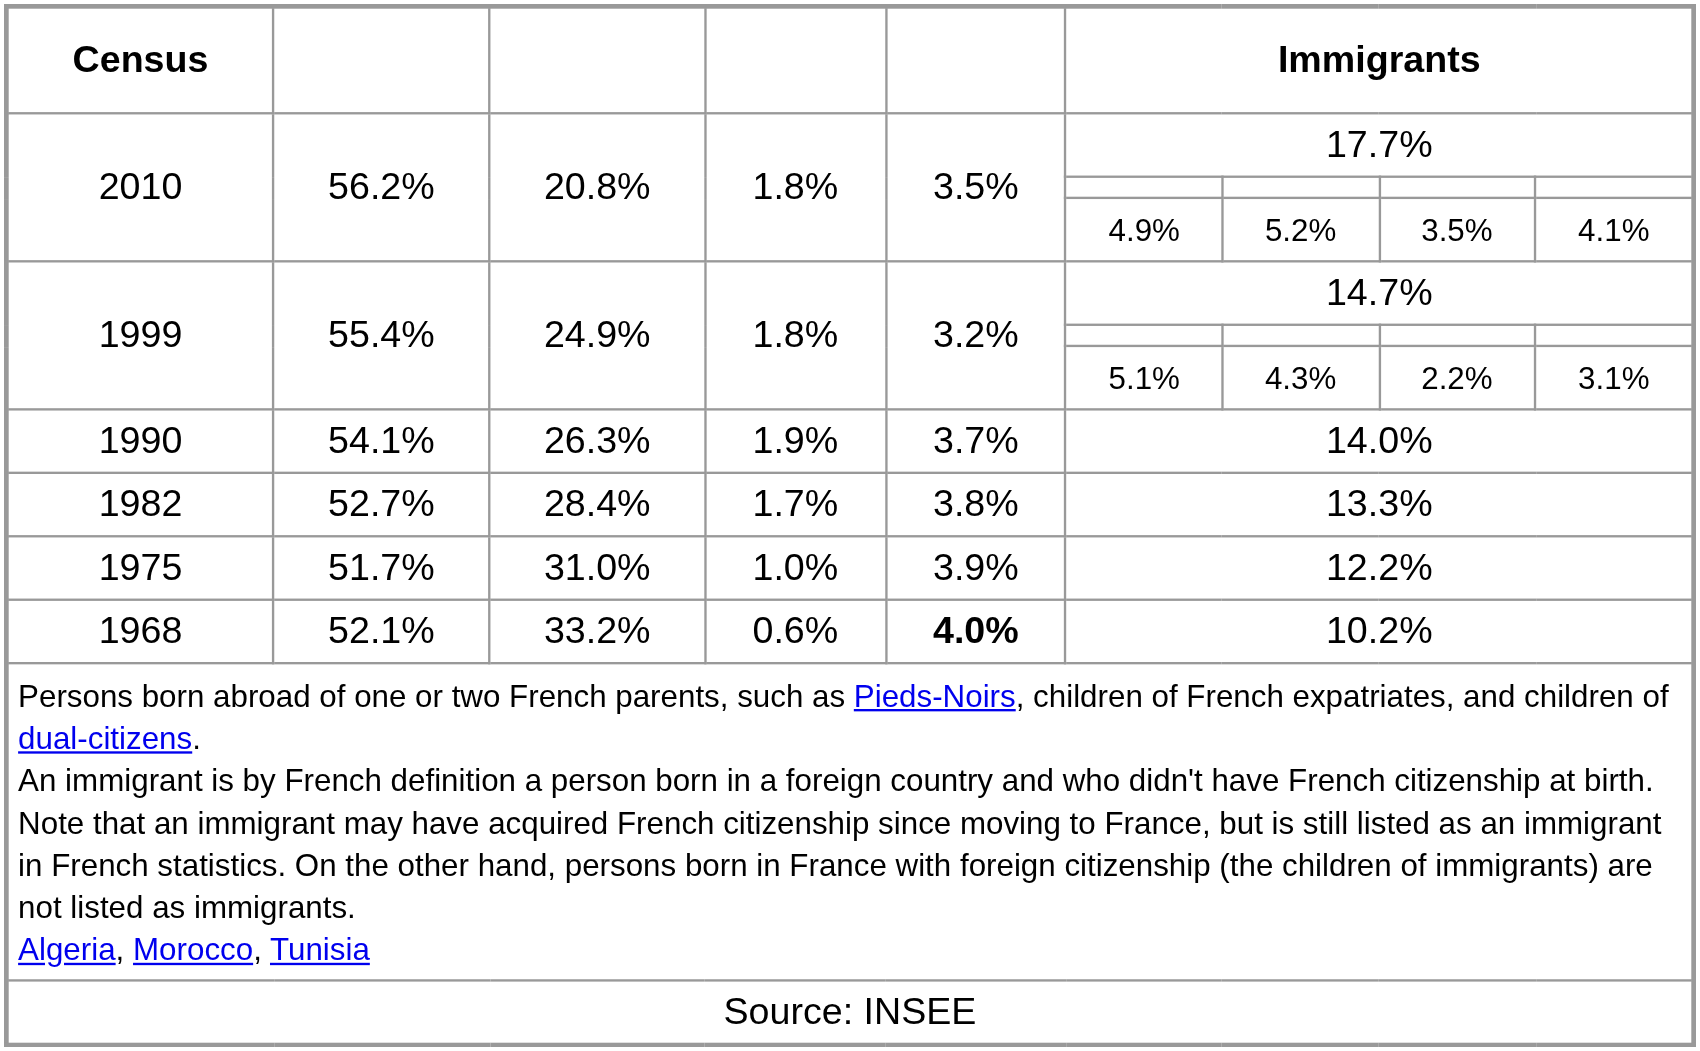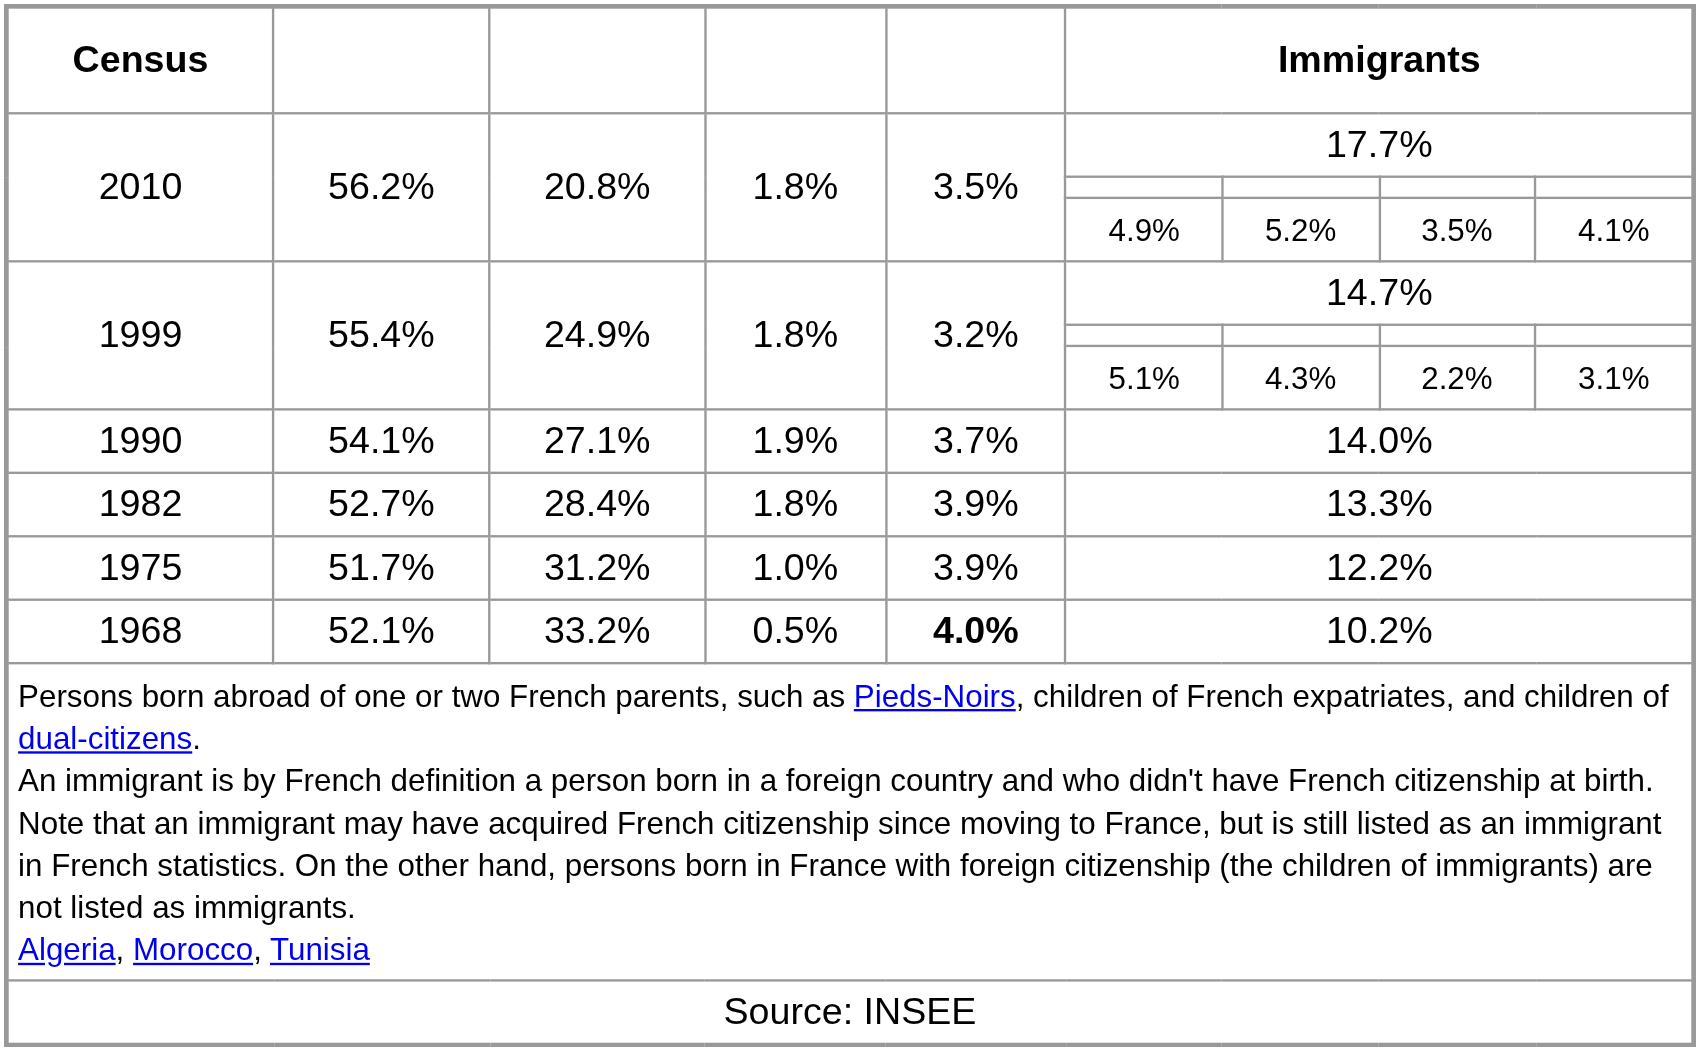(597, 440) 26.3% -> (597, 440) 27.1%
(795, 503) 1.7% -> (795, 503) 1.8%
(976, 503) 3.8% -> (976, 503) 3.9%
(597, 567) 31.0% -> (597, 567) 31.2%
(795, 630) 0.6% -> (795, 630) 0.5%
